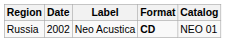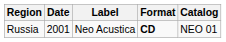(58, 29) 2002 -> (58, 29) 2001
